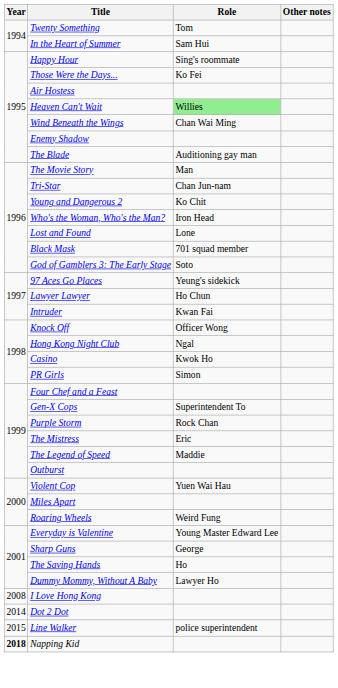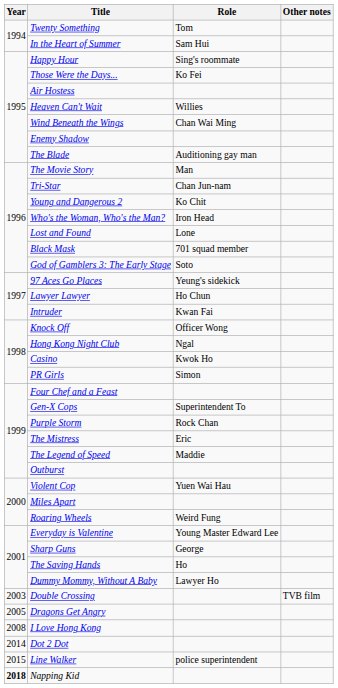(189, 107) lightgreen background -> (189, 107) no background
+ row: (63, 596)
+ row: (68, 612)
